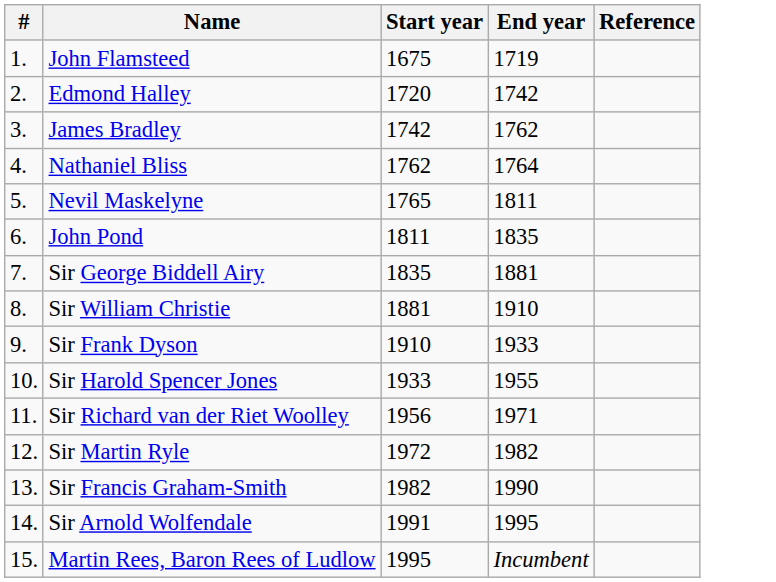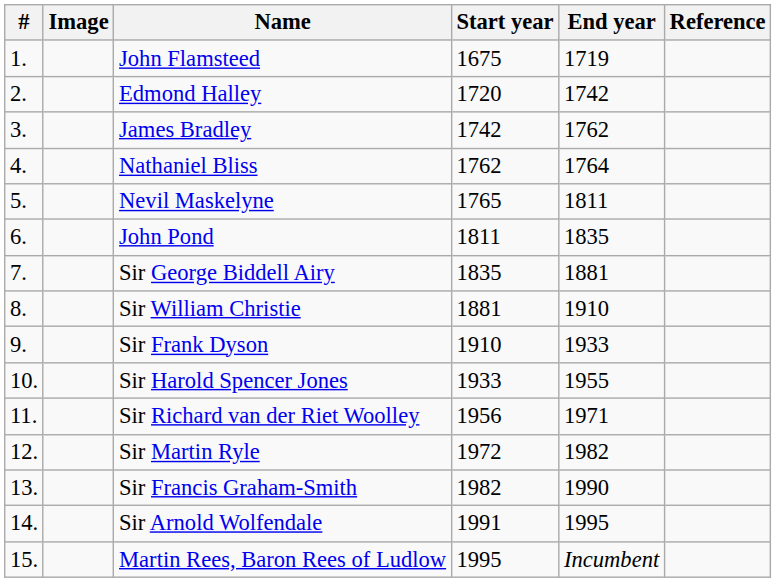+ column: (79, 22)
